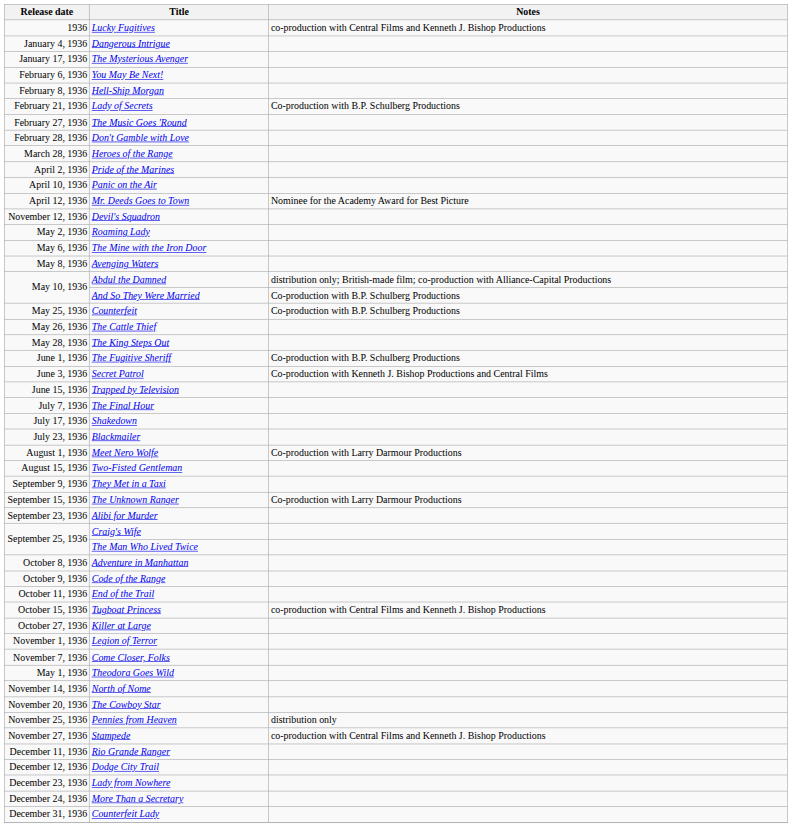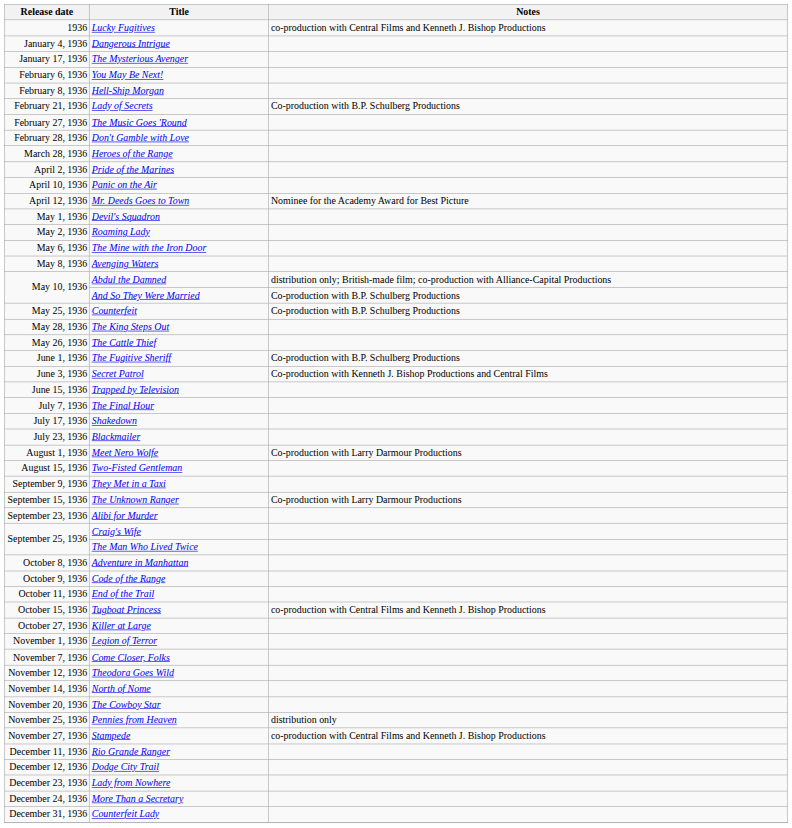(48, 216) November 12, 1936 -> (62, 216) May 1, 1936
rows swapped: (124, 327) <-> (130, 342)
(62, 673) May 1, 1936 -> (48, 673) November 12, 1936
